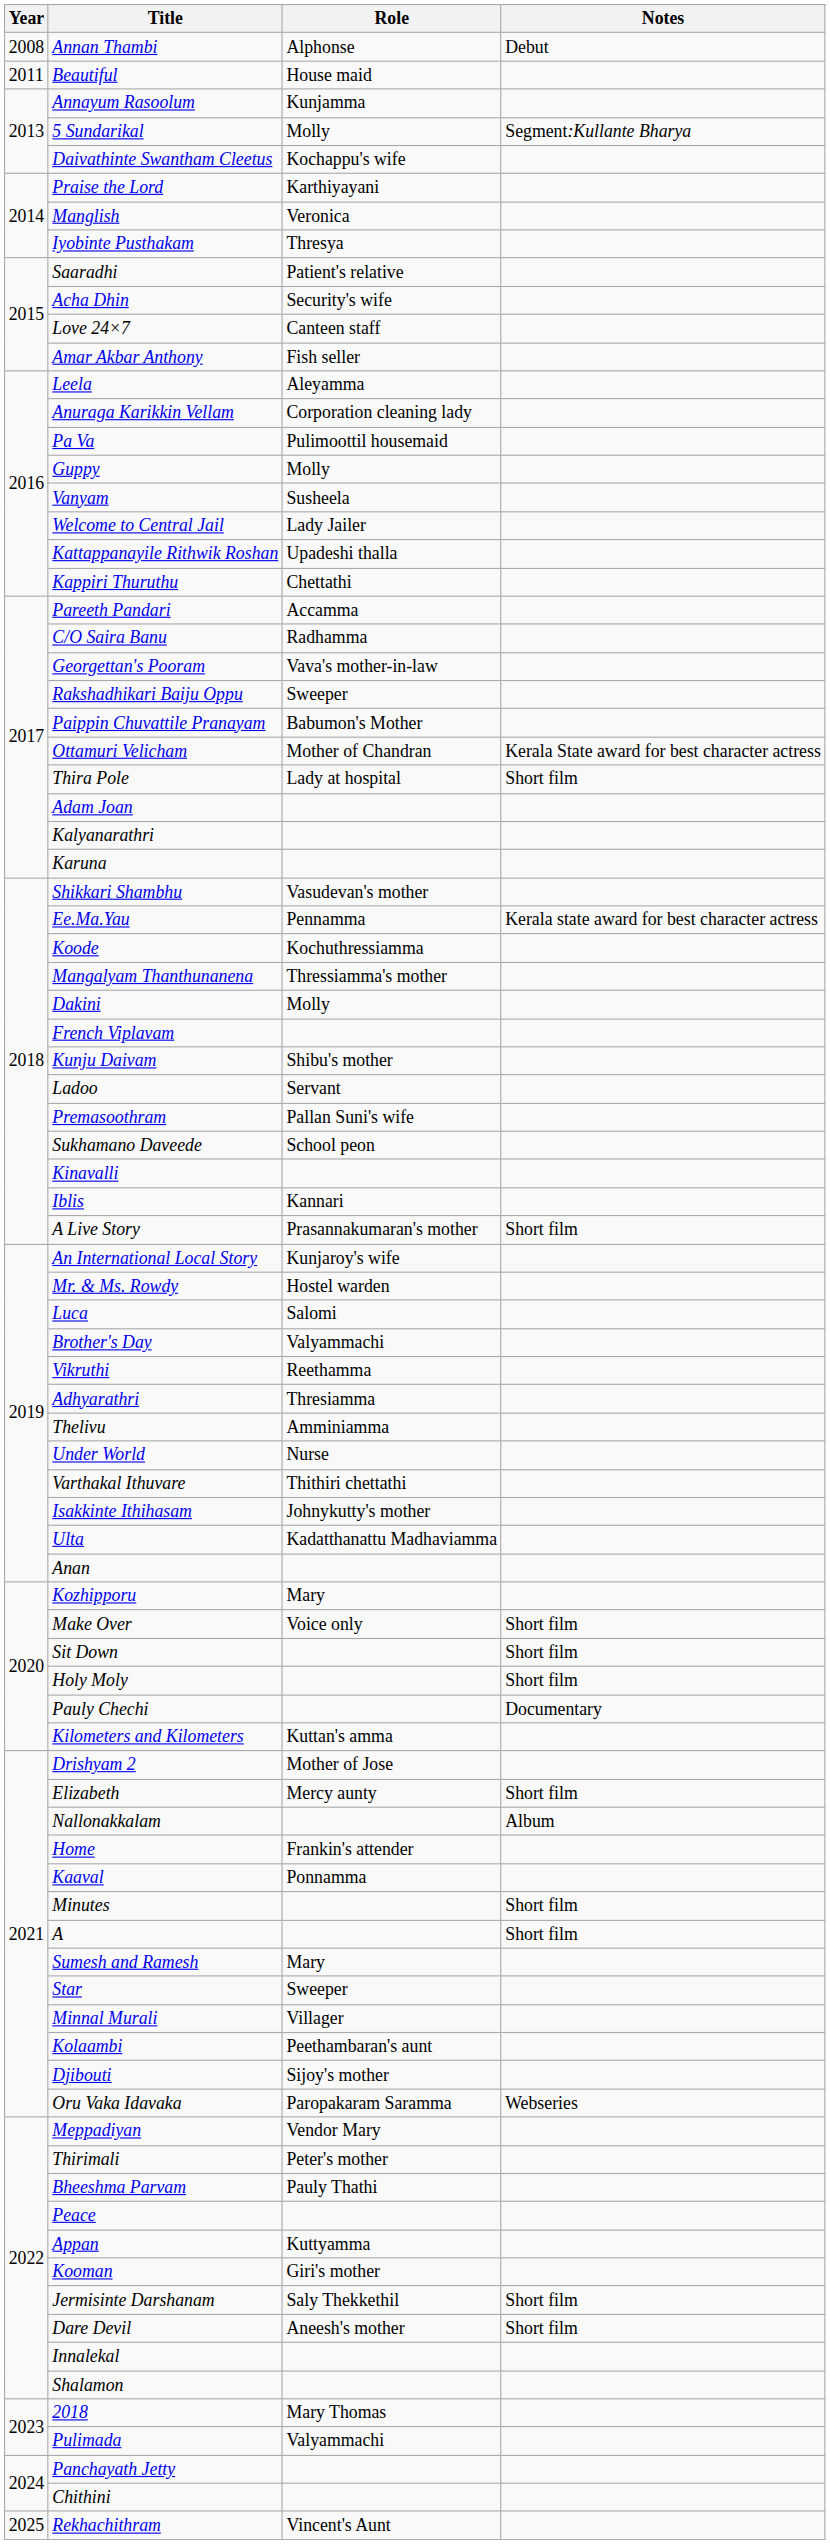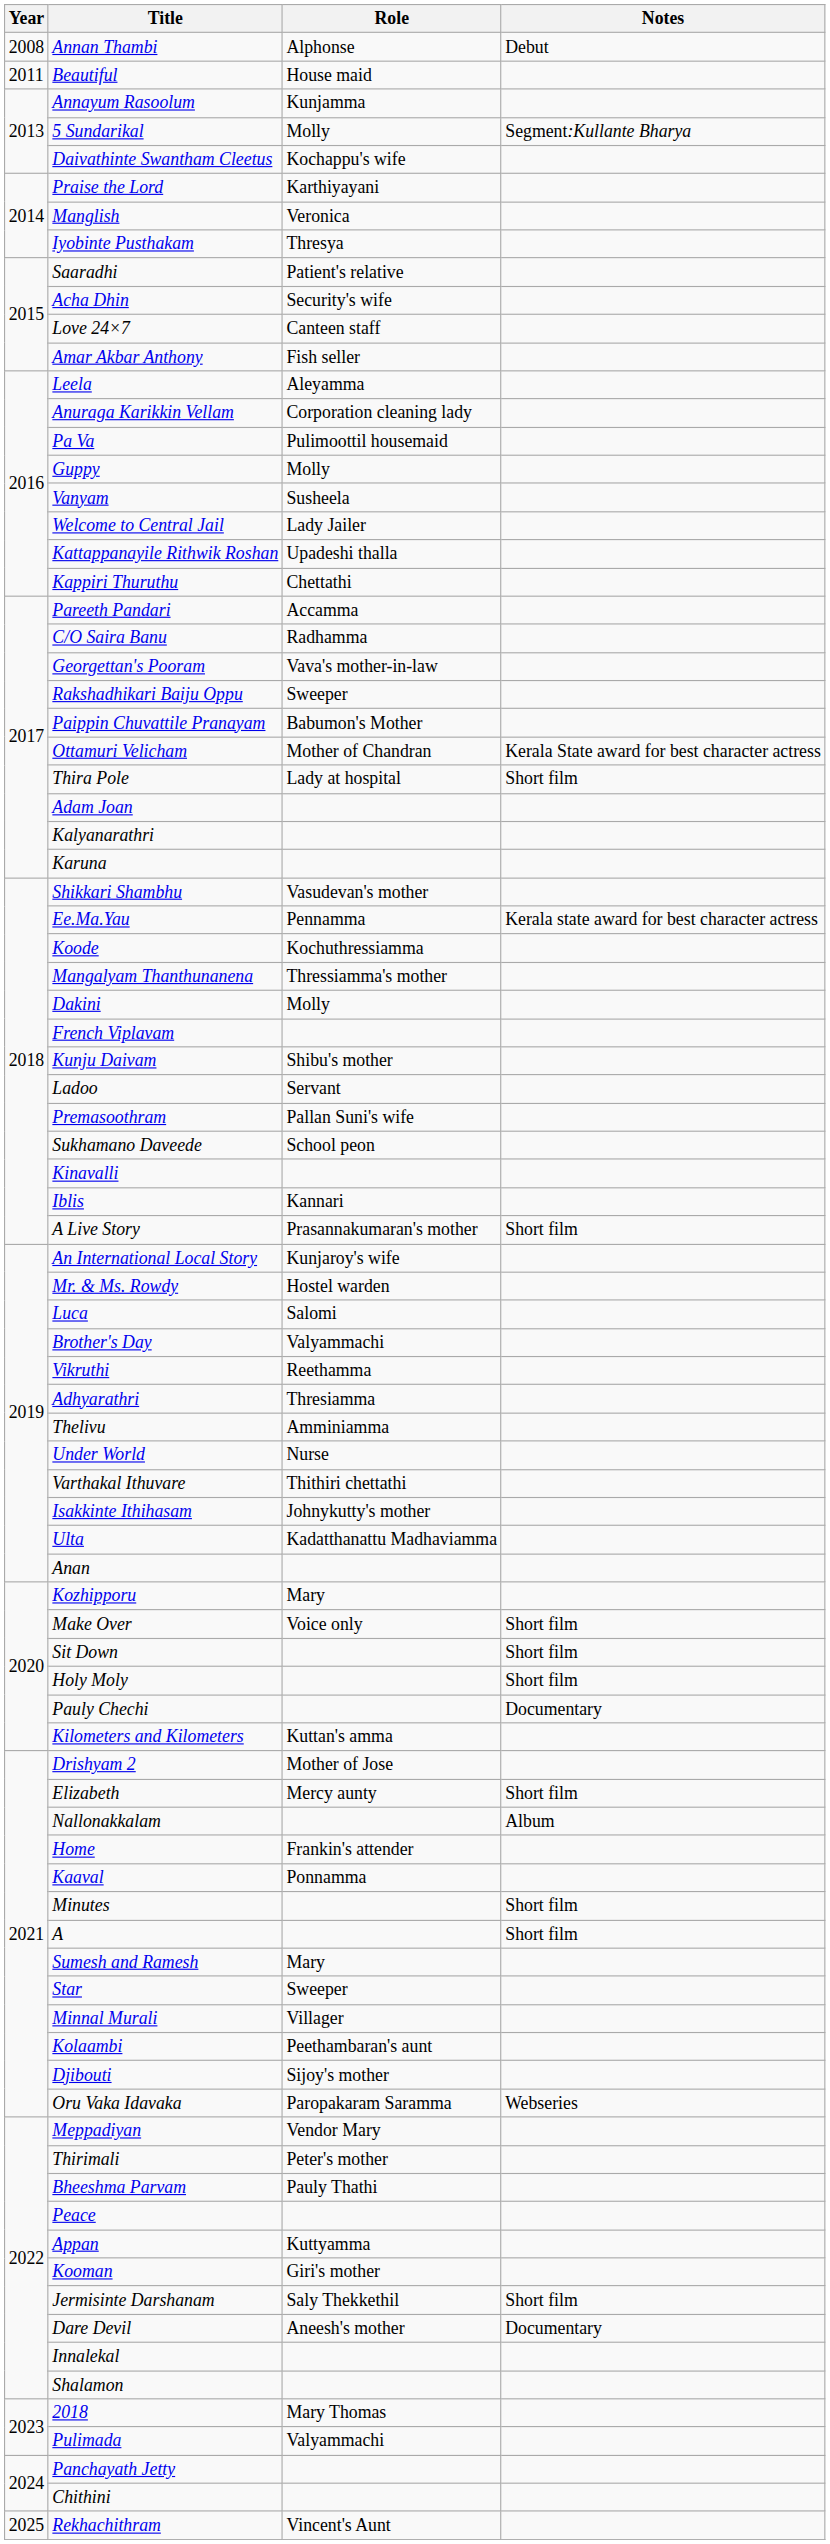(542, 2328) Short film -> (554, 2328) Documentary
